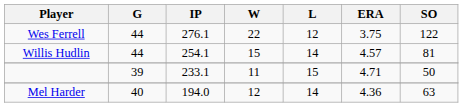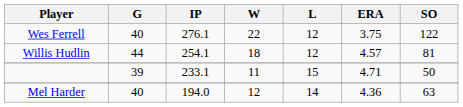(137, 33) 44 -> (137, 33) 40
(254, 53) 15 -> (254, 53) 18
(312, 53) 14 -> (312, 53) 12
